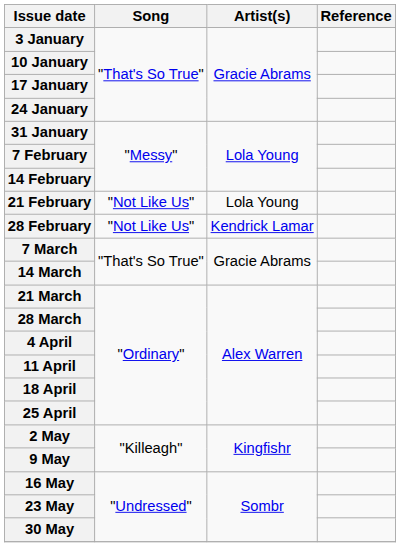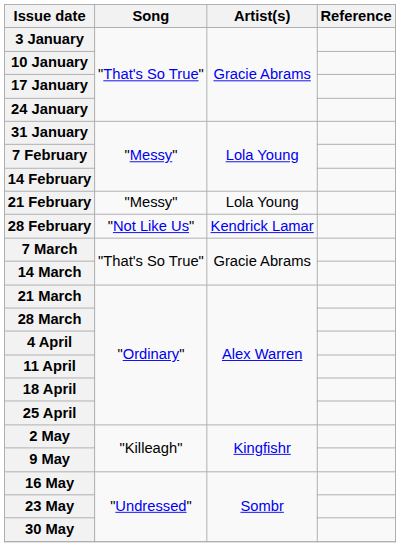(151, 202) "Not Like Us" -> (151, 202) "Messy"
